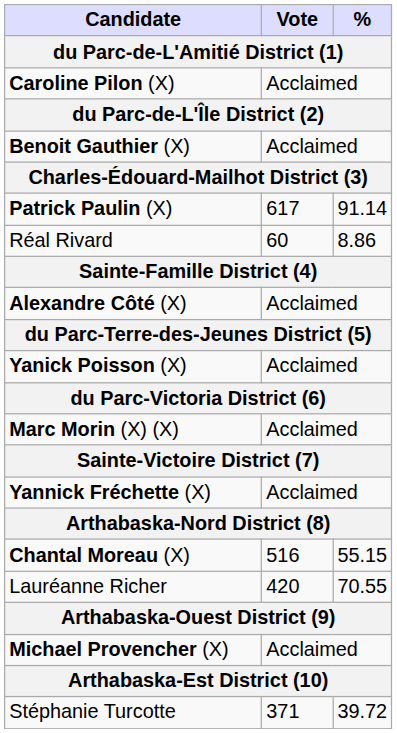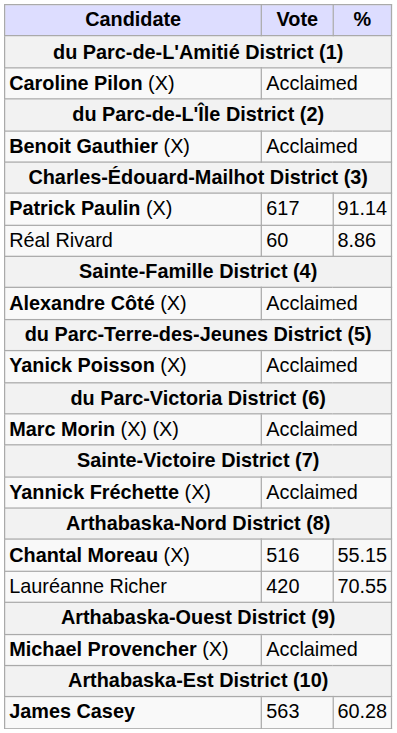+ row: (72, 712)
- row: (92, 712)
